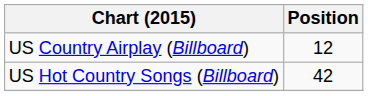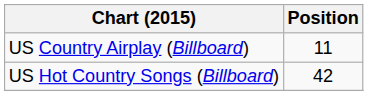(323, 47) 12 -> (323, 47) 11
